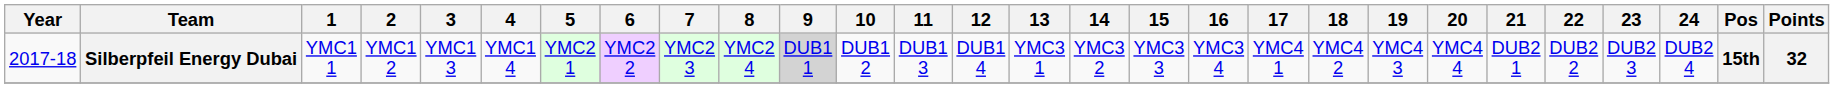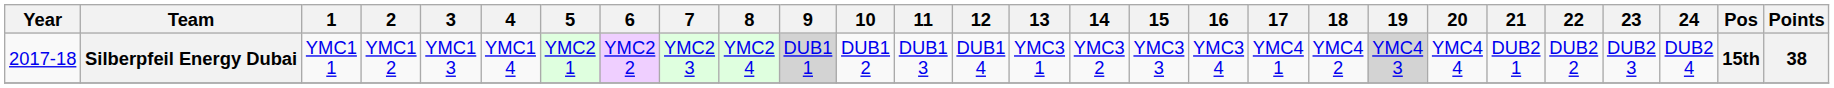(1398, 58) no background -> (1398, 58) lightgrey background
(1797, 58) 32 -> (1797, 58) 38
